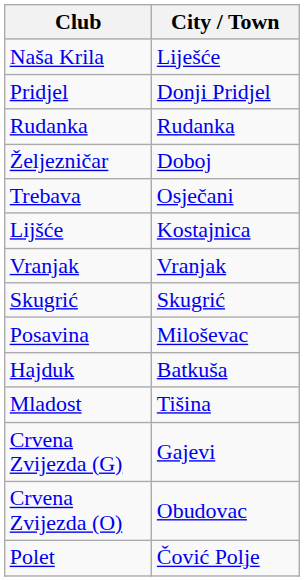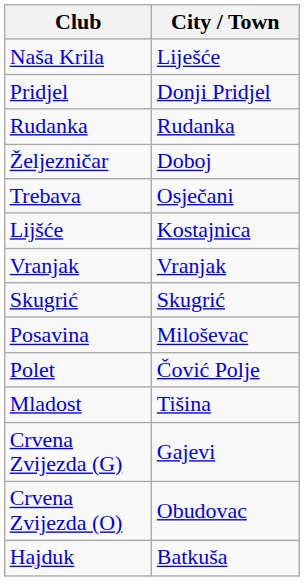rows swapped: (42, 369) <-> (32, 557)
